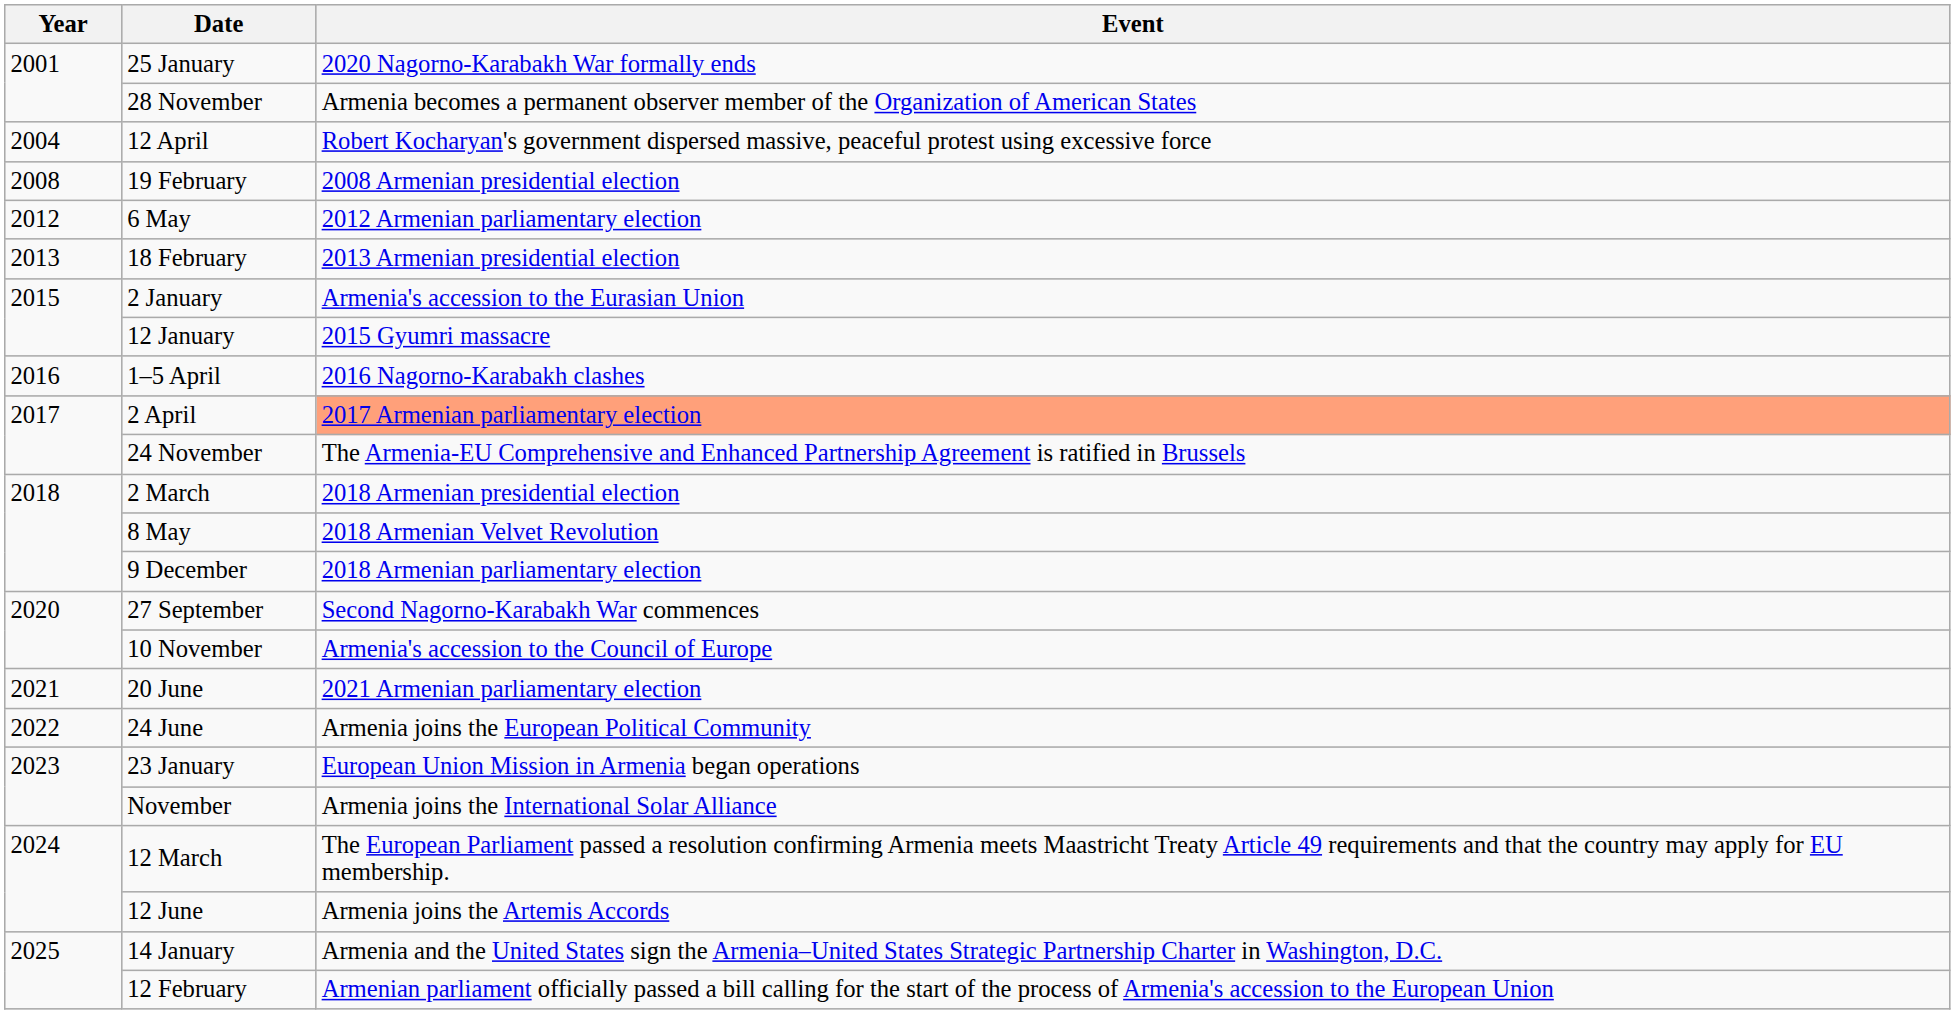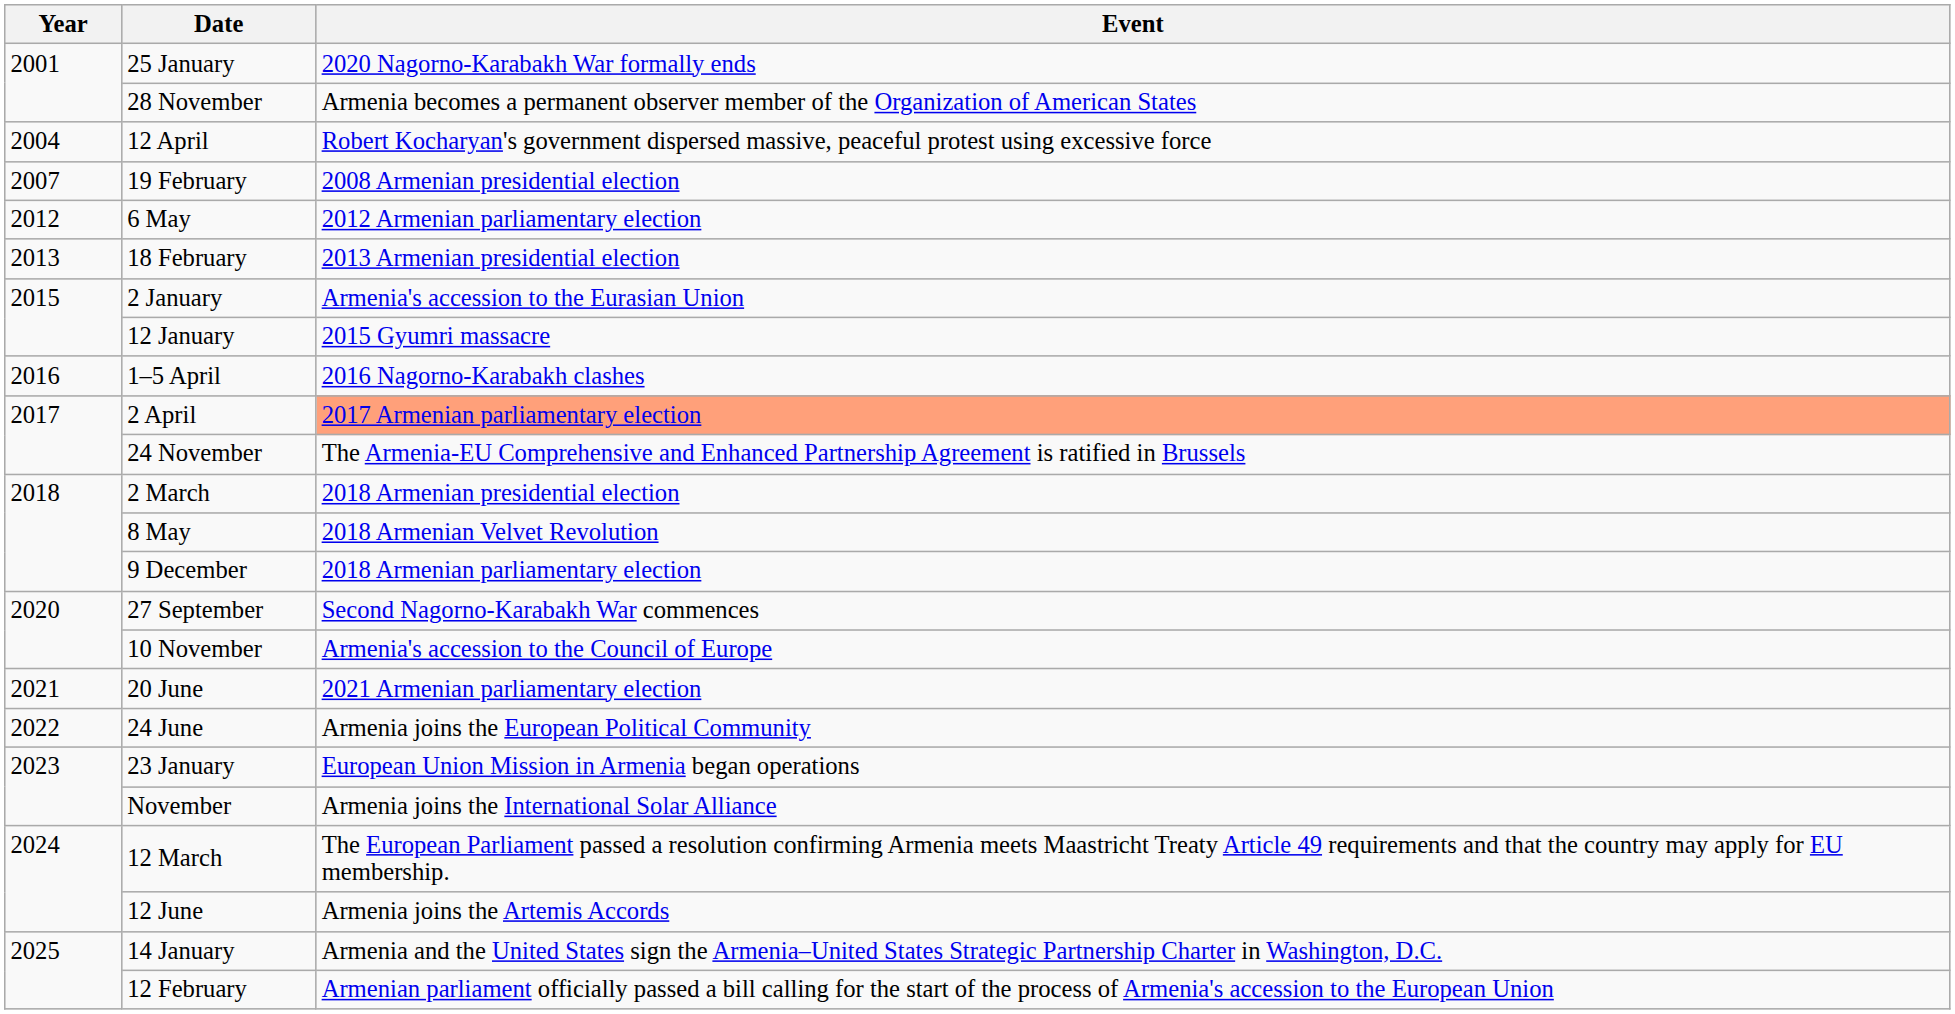(35, 180) 2008 -> (35, 180) 2007
